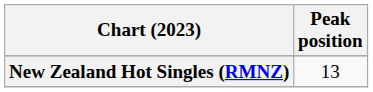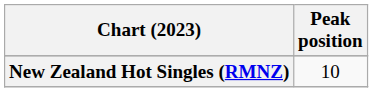(330, 71) 13 -> (330, 71) 10
